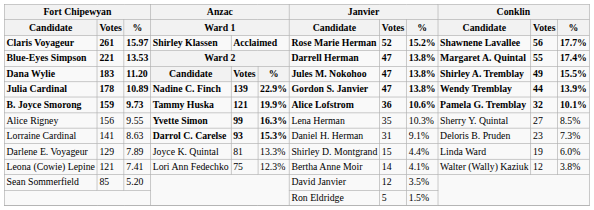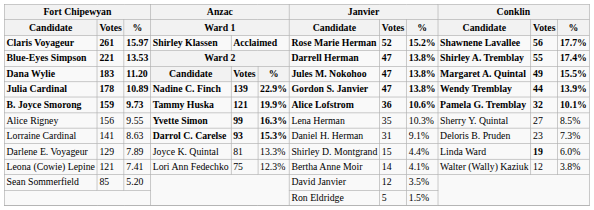(483, 58) Margaret A. Quintal -> (482, 58) Shirley A. Tremblay
(482, 74) Shirley A. Tremblay -> (483, 74) Margaret A. Quintal
(538, 151) normal -> (538, 151) bold
